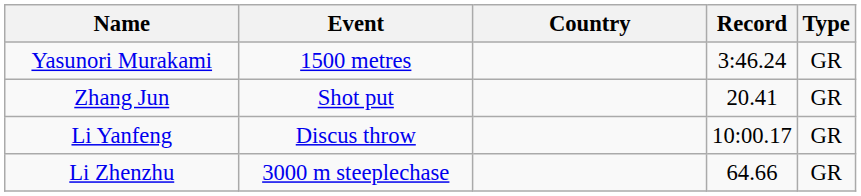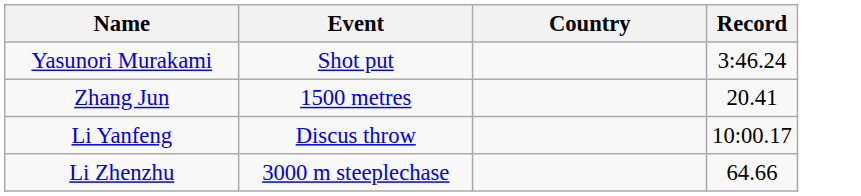- column: (826, 23)
(356, 60) 1500 metres -> (356, 60) Shot put
(356, 98) Shot put -> (356, 98) 1500 metres
